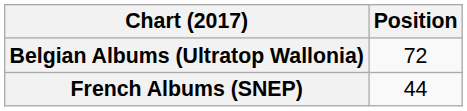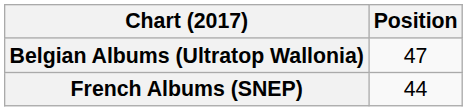(416, 55) 72 -> (416, 55) 47
